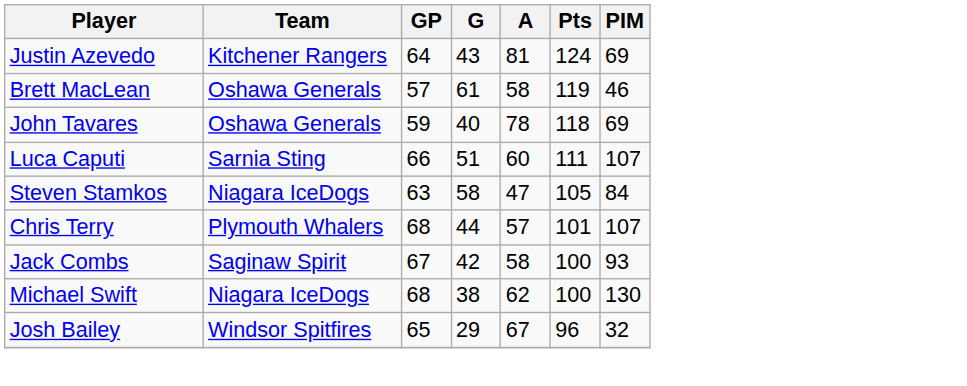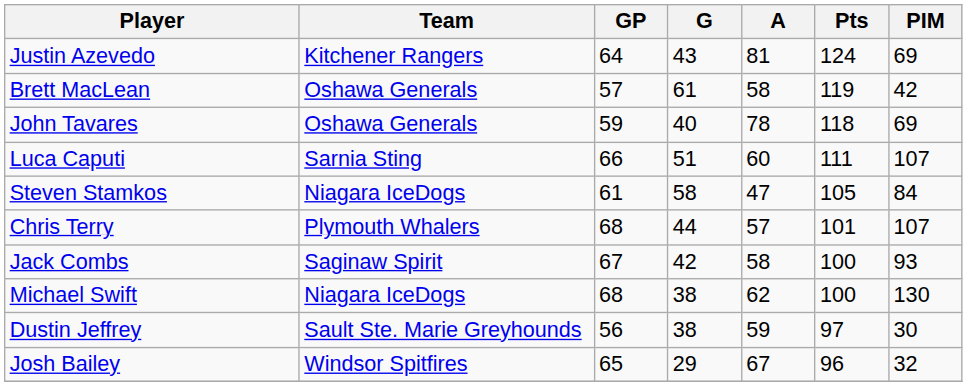(617, 90) 46 -> (906, 90) 42
(419, 192) 63 -> (611, 192) 61
+ row: (75, 329)
